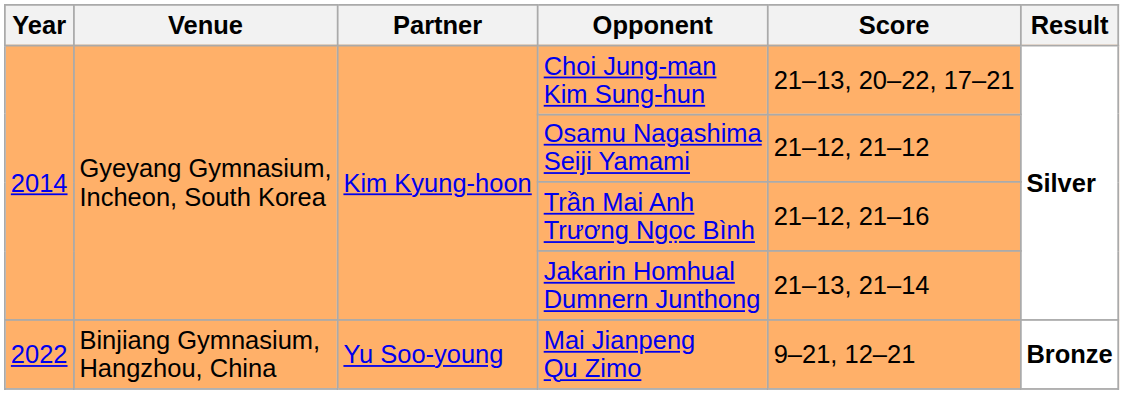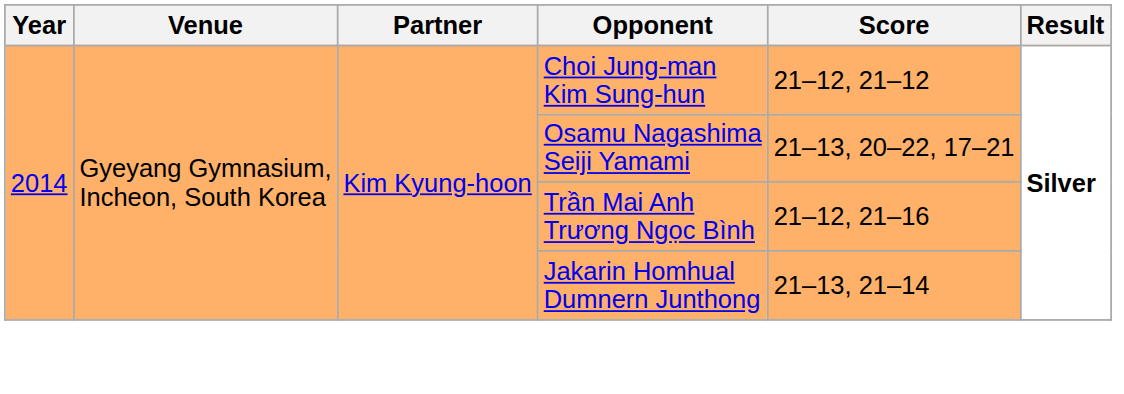(894, 80) 21–13, 20–22, 17–21 -> (852, 80) 21–12, 21–12
(852, 148) 21–12, 21–12 -> (894, 148) 21–13, 20–22, 17–21
- row: (619, 354)
